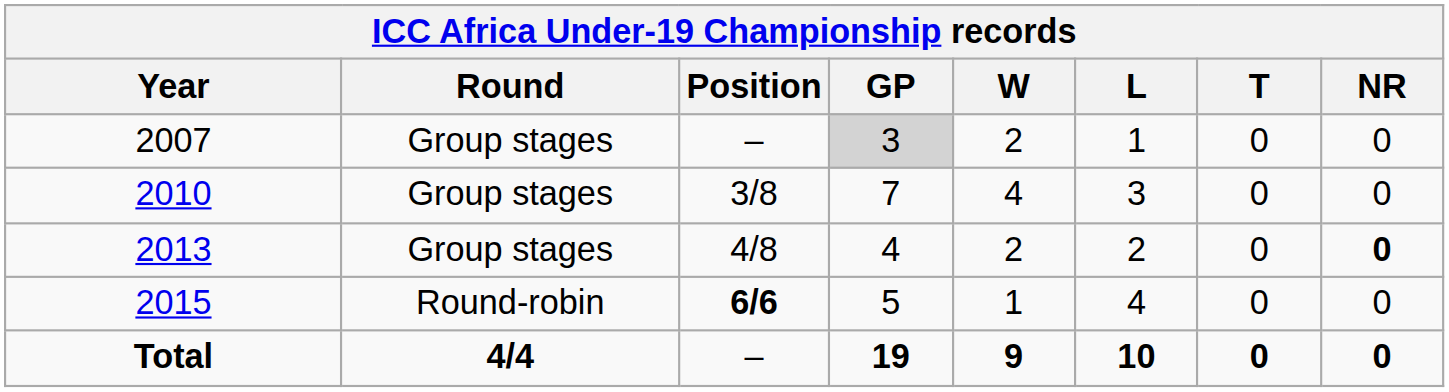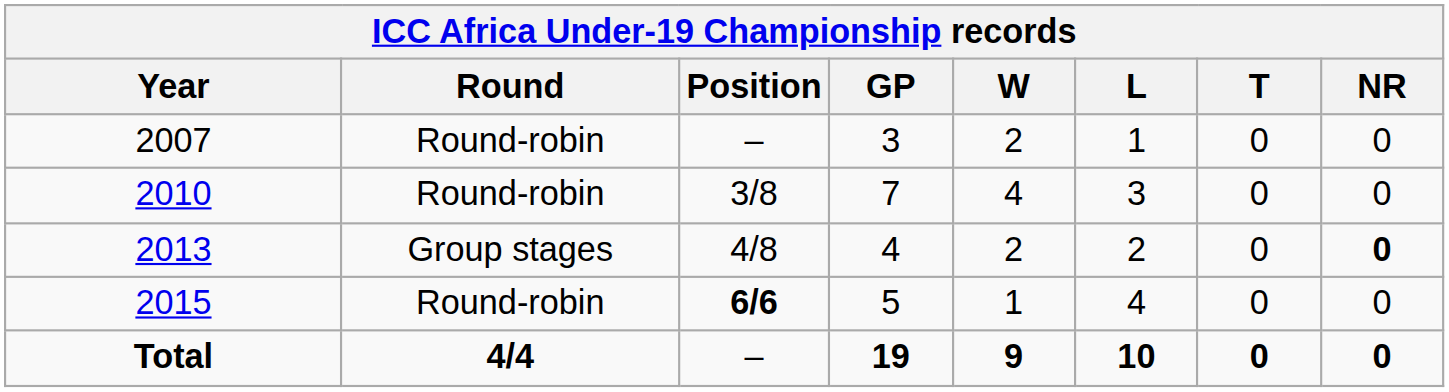(510, 140) Group stages -> (510, 140) Round-robin
(891, 140) lightgrey background -> (891, 140) no background
(510, 194) Group stages -> (510, 194) Round-robin
